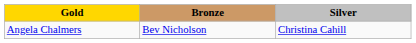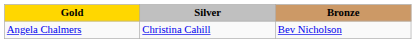columns swapped: (343, 13) <-> (208, 13)
